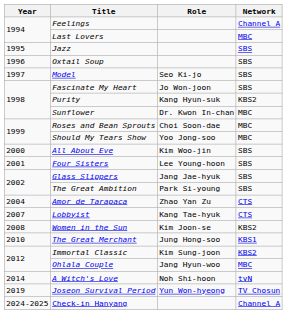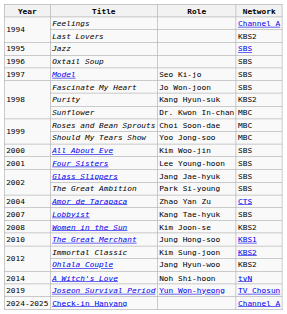(245, 36) MBC -> (247, 36) KBS2
(245, 214) CTS -> (245, 214) SBS
(245, 265) MBC -> (247, 265) KBS2
